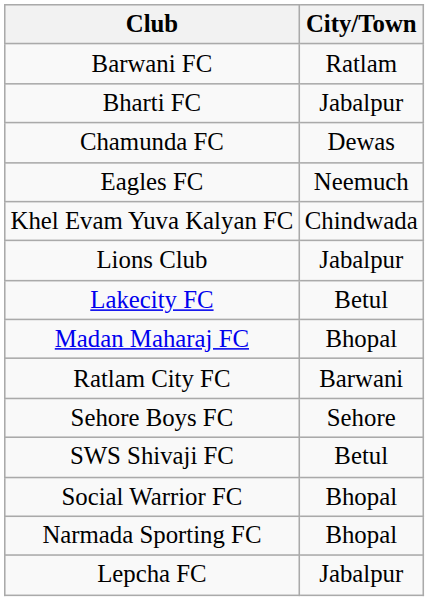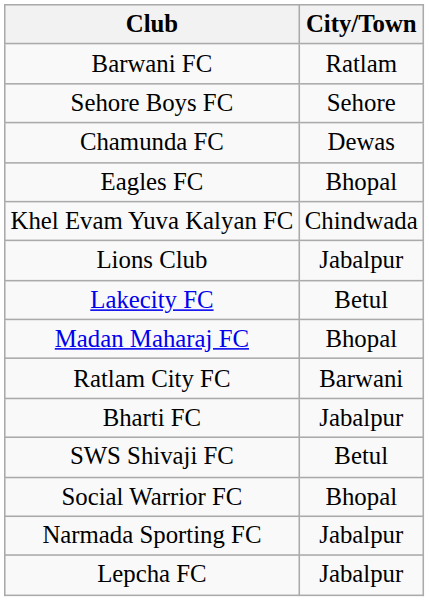rows swapped: (152, 102) <-> (152, 417)
(361, 181) Neemuch -> (361, 181) Bhopal
(361, 535) Bhopal -> (361, 535) Jabalpur
